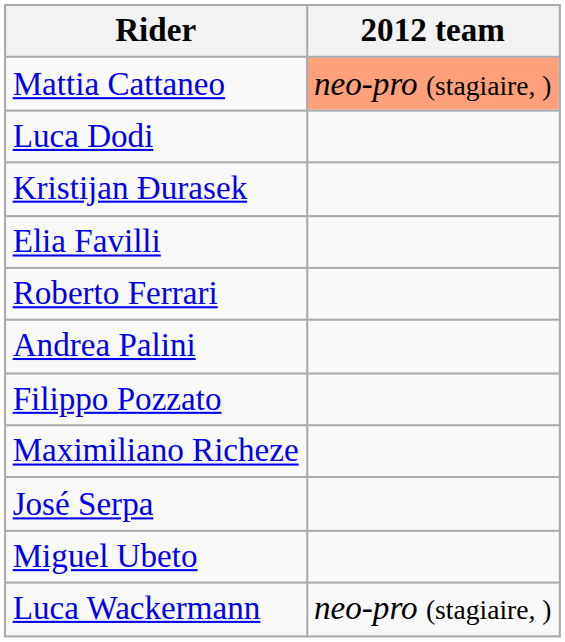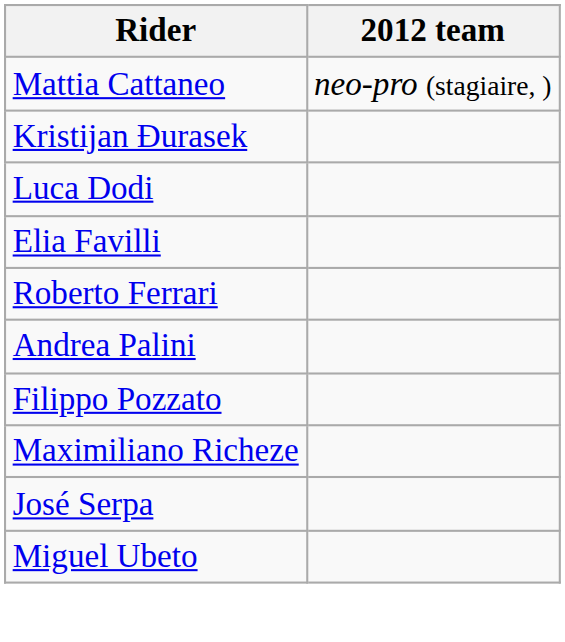(433, 83) lightsalmon background -> (433, 83) no background
rows swapped: (83, 135) <-> (130, 188)
- row: (137, 608)
